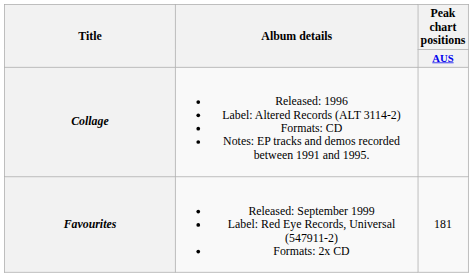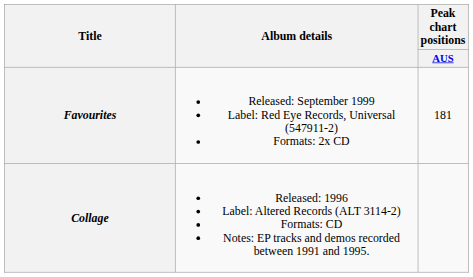rows swapped: (90, 122) <-> (90, 224)
